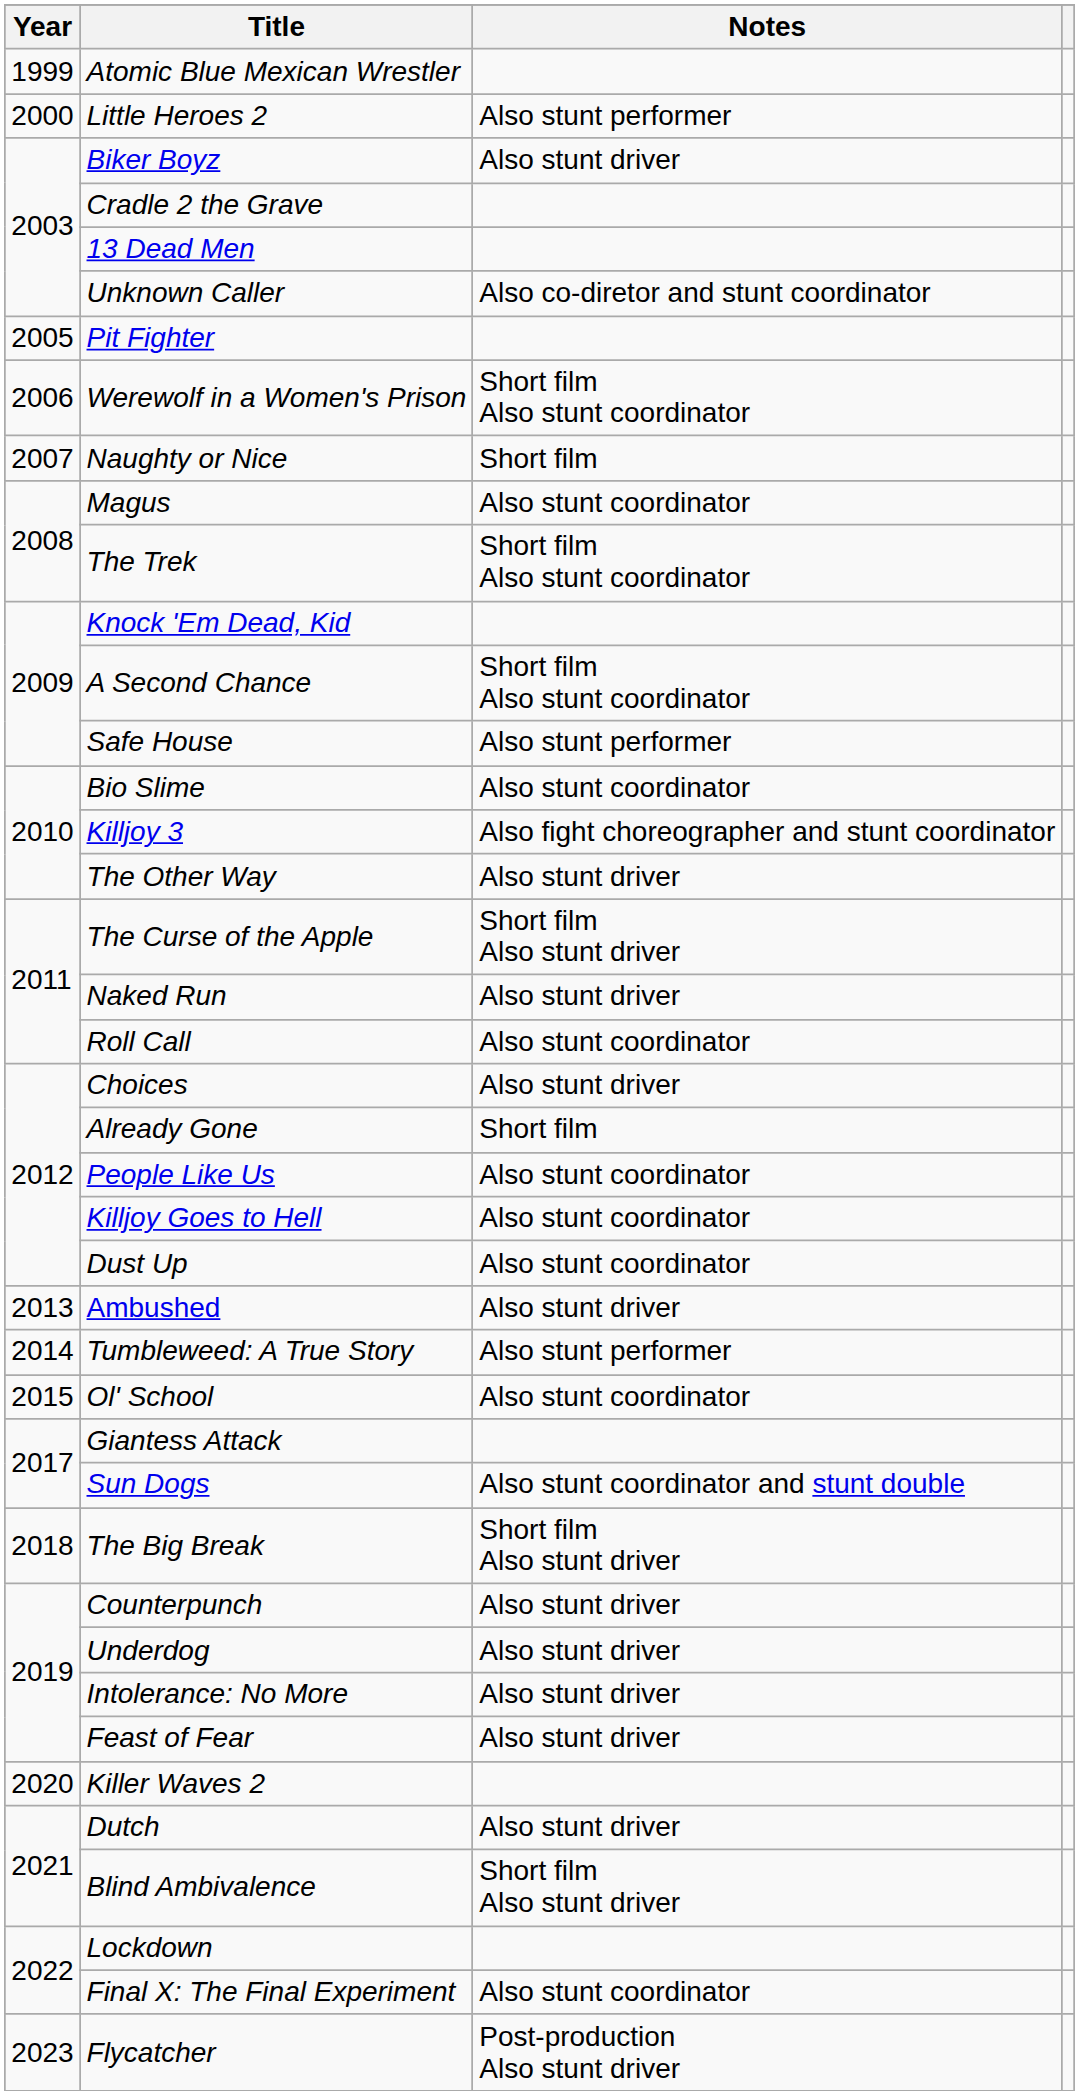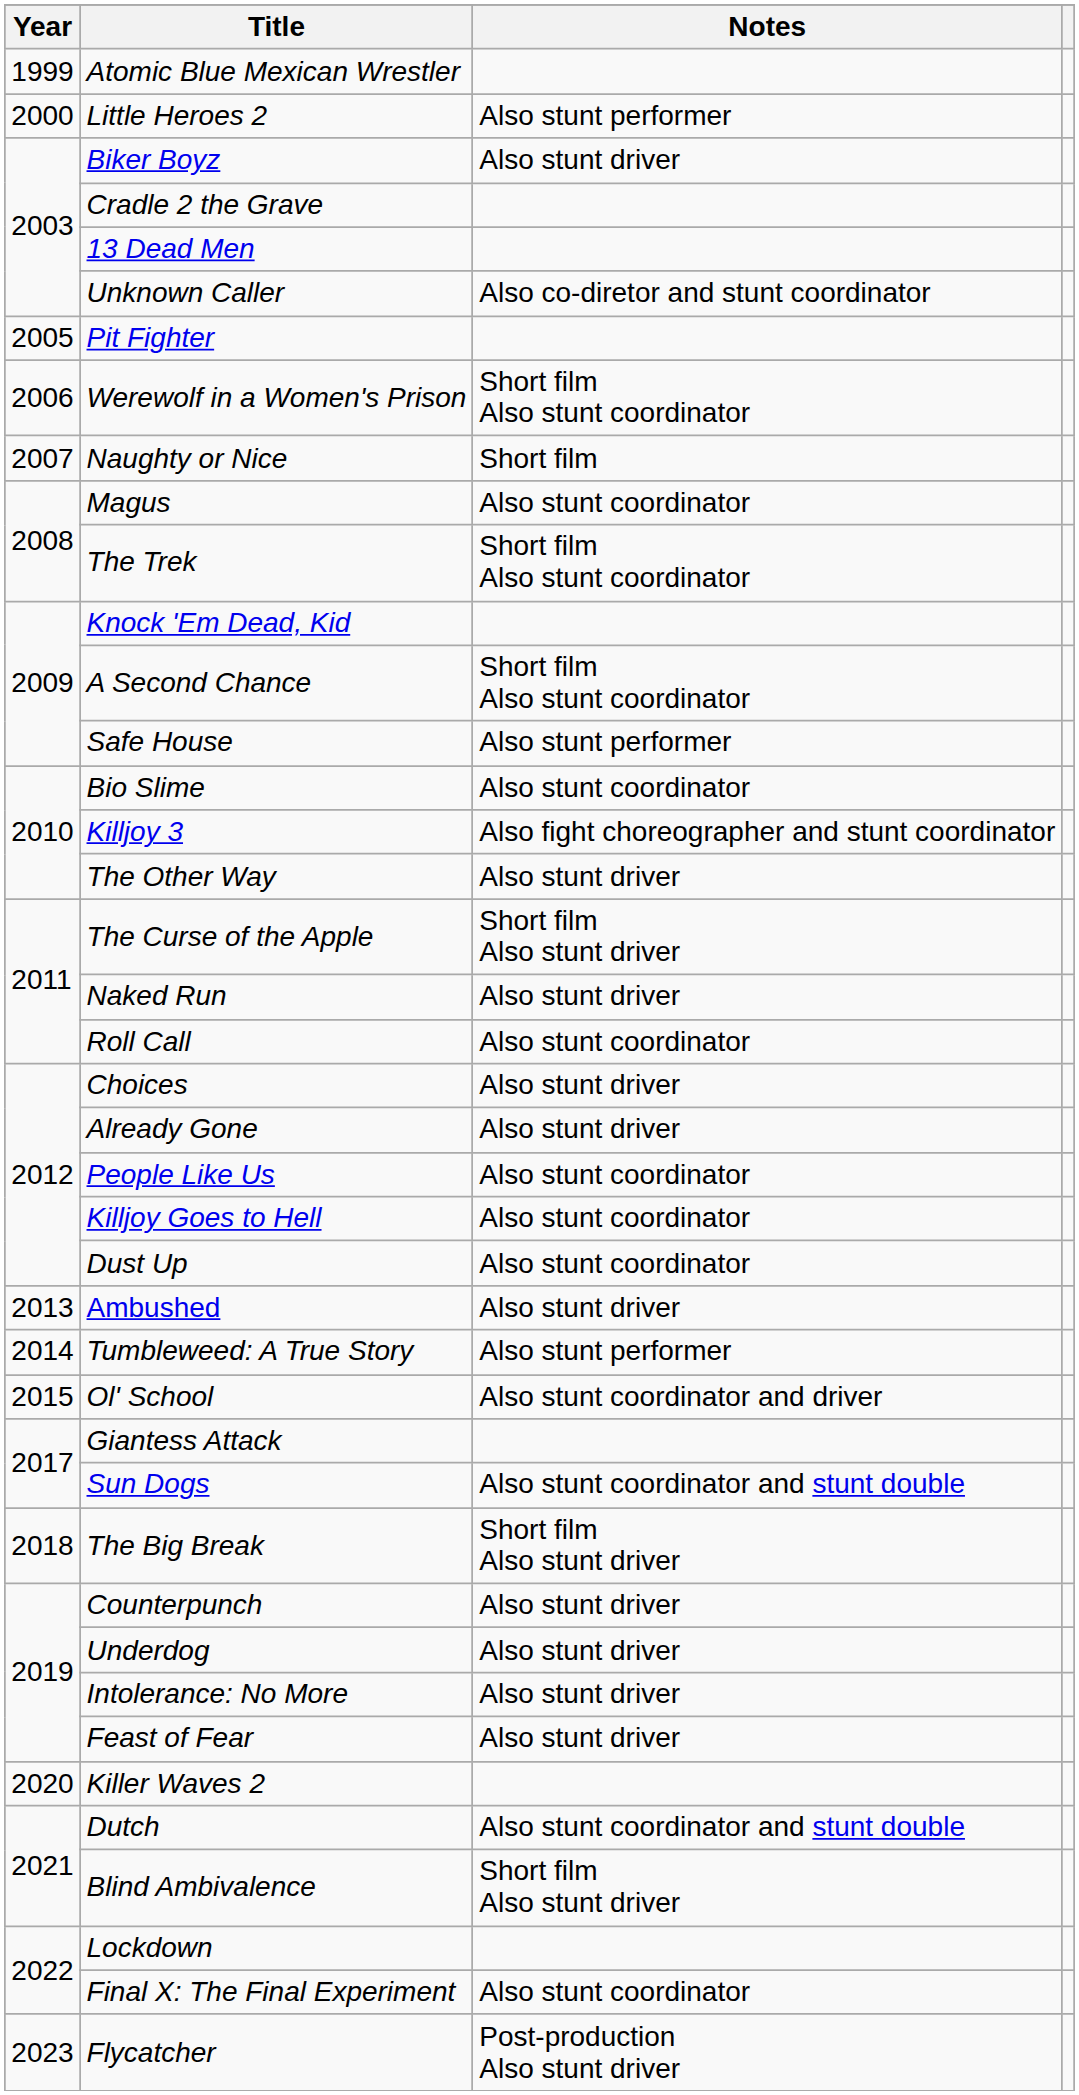(538, 1129) Short film -> (580, 1129) Also stunt driver
(615, 1396) Also stunt coordinator -> (681, 1396) Also stunt coordinator and driver
(580, 1827) Also stunt driver -> (722, 1827) Also stunt coordinator and stunt double
